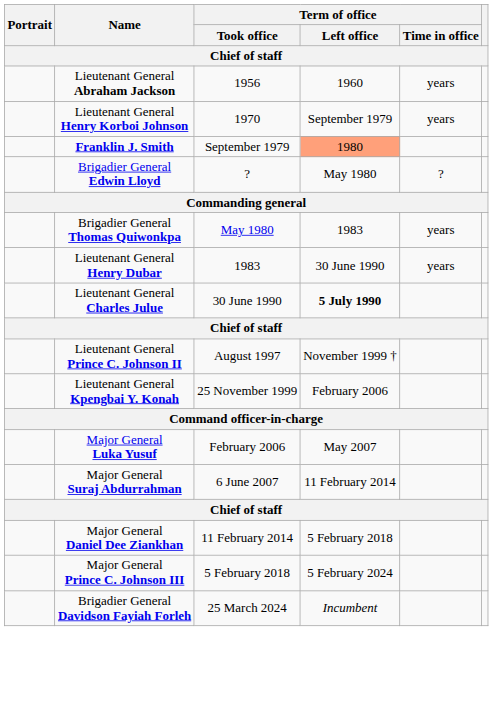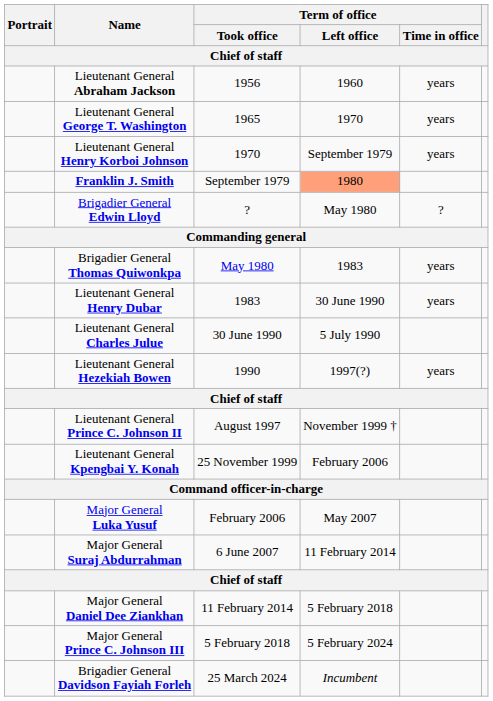+ row: (125, 118)
(350, 300) bold -> (350, 335) normal
+ row: (125, 370)
